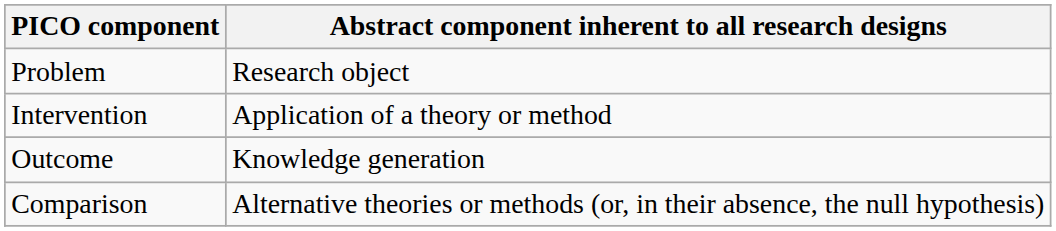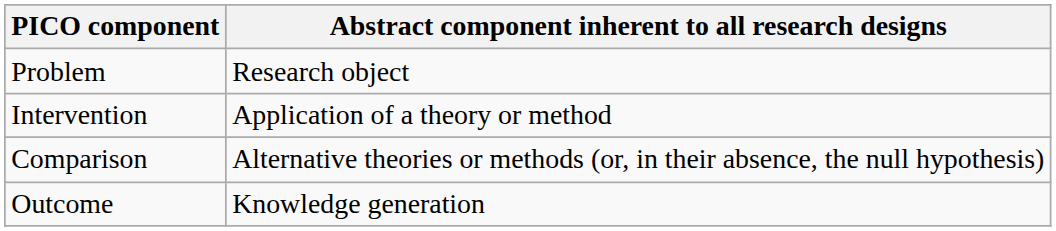rows swapped: (79, 203) <-> (62, 159)
